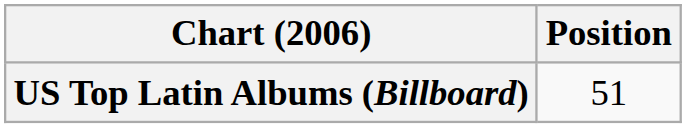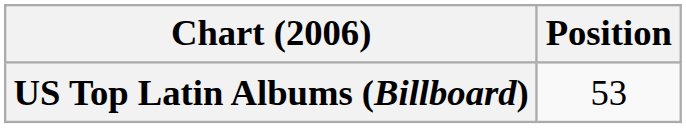(609, 91) 51 -> (609, 91) 53
